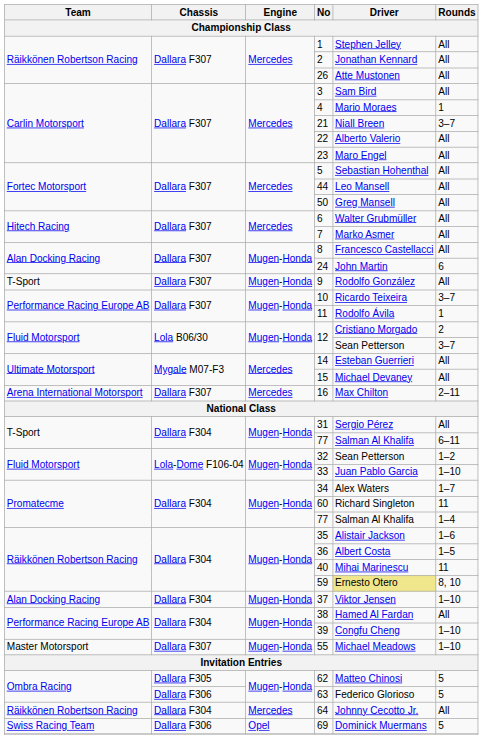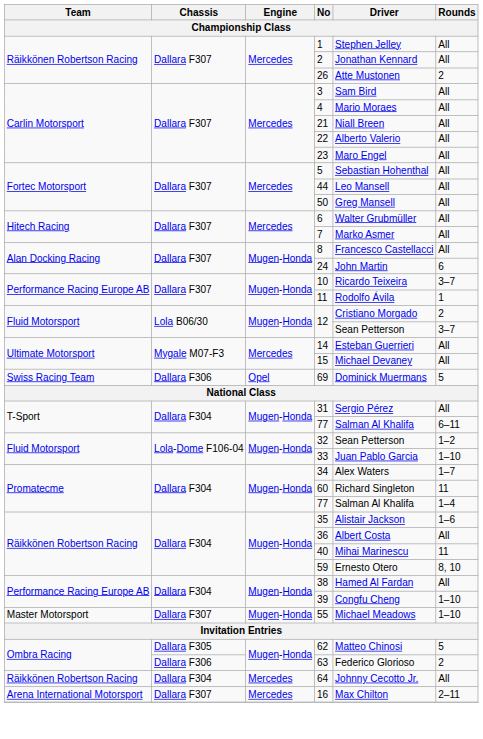(444, 75) All -> (441, 75) 2
(441, 107) 1 -> (444, 107) All
(447, 123) 3–7 -> (444, 123) All
- row: (23, 282)
rows swapped: (75, 393) <-> (51, 726)
(447, 551) 1–5 -> (444, 535) All
(366, 583) khaki background -> (366, 567) no background
- row: (53, 599)
(441, 694) 5 -> (441, 662) 2
